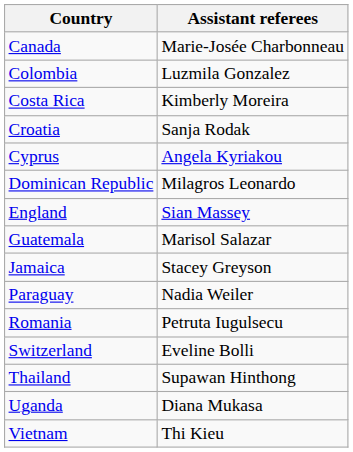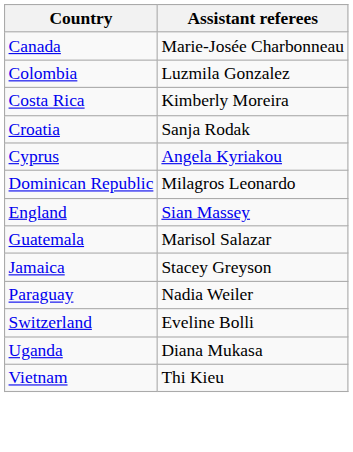- row: (40, 322)
- row: (40, 377)
